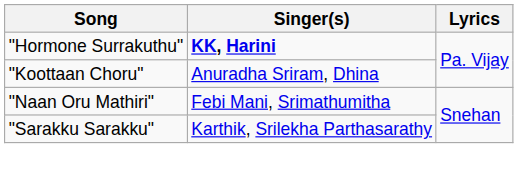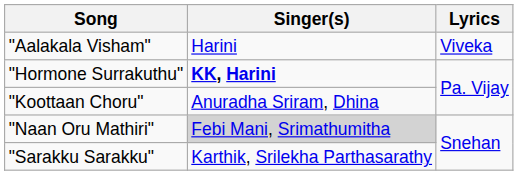+ row: (80, 46)
(291, 102) no background -> (291, 129) lightgrey background
